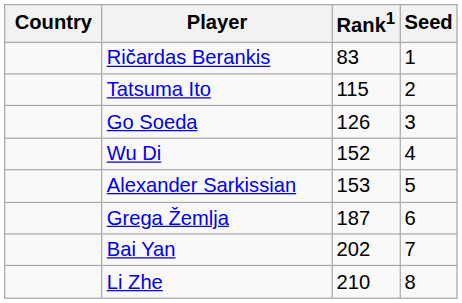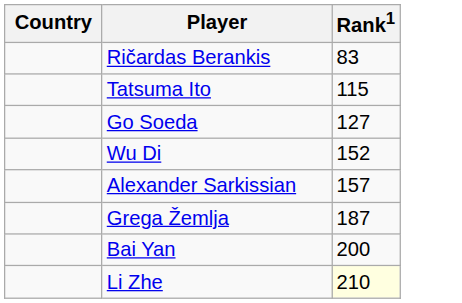- column: (429, 23)
(353, 121) 126 -> (353, 121) 127
(353, 185) 153 -> (353, 185) 157
(353, 249) 202 -> (353, 249) 200
(353, 281) no background -> (353, 281) lightyellow background
